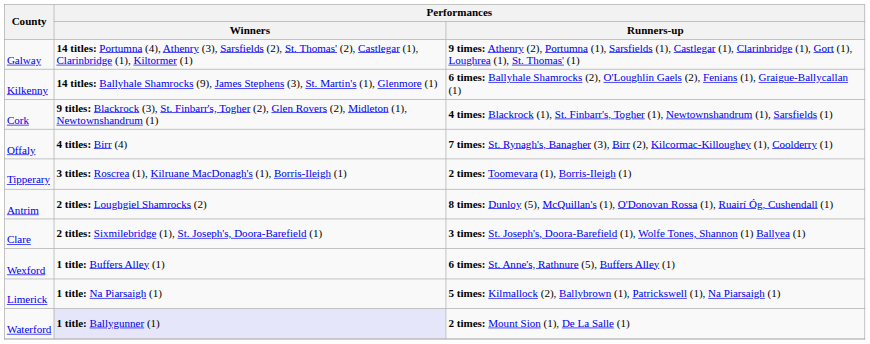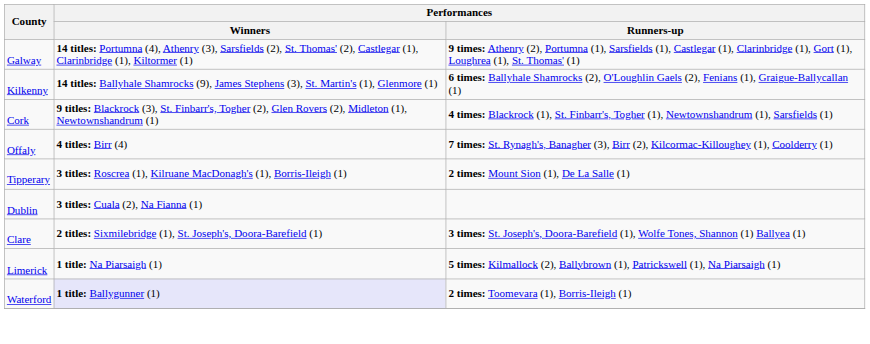(540, 174) 2 times: Toomevara (1), Borris-Ileigh (1) -> (539, 174) 2 times: Mount Sion (1), De La Salle (1)
+ row: (22, 210)
- row: (23, 210)
- row: (26, 270)
(539, 323) 2 times: Mount Sion (1), De La Salle (1) -> (540, 293) 2 times: Toomevara (1), Borris-Ileigh (1)
